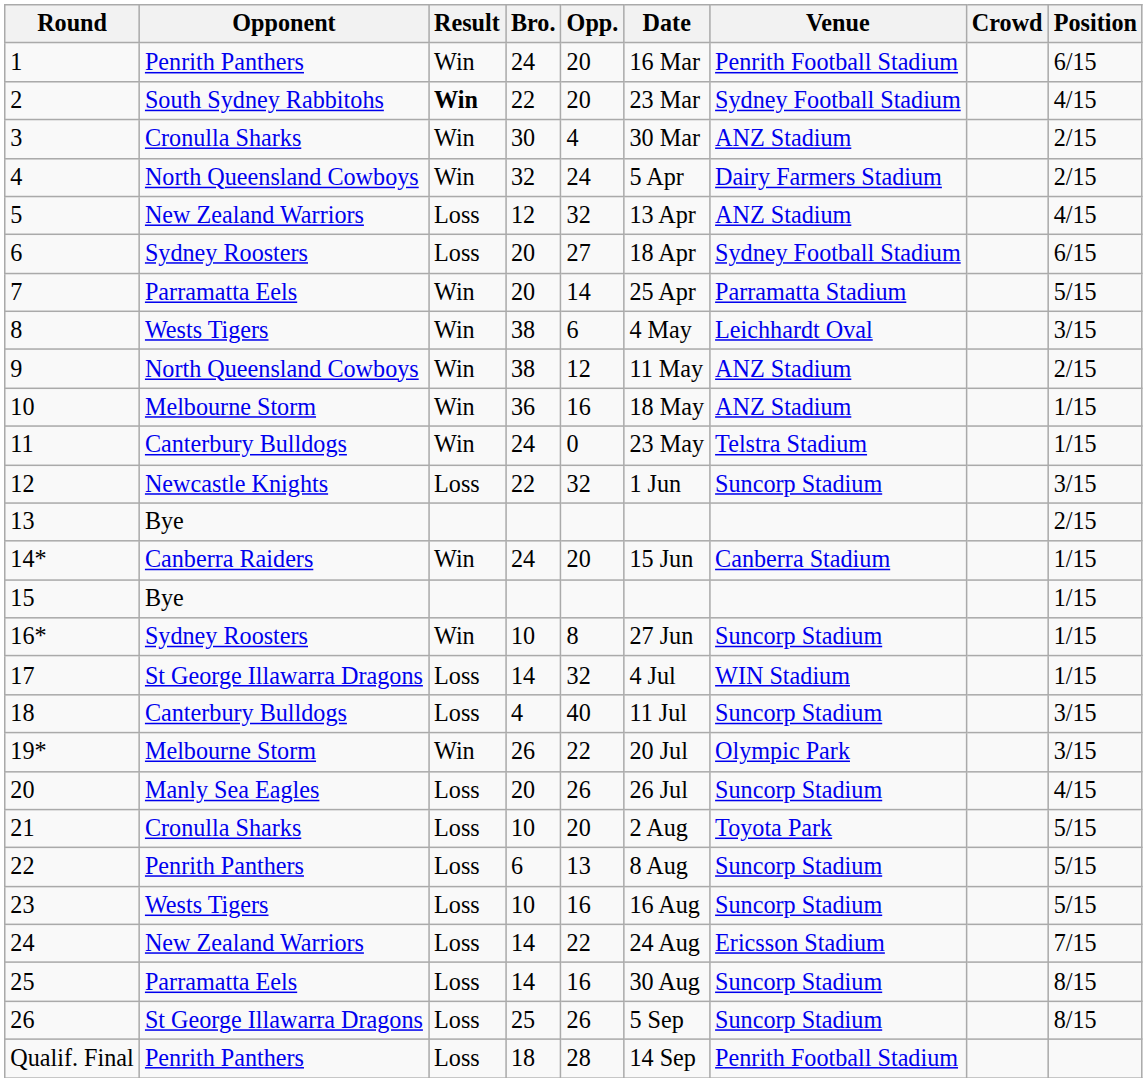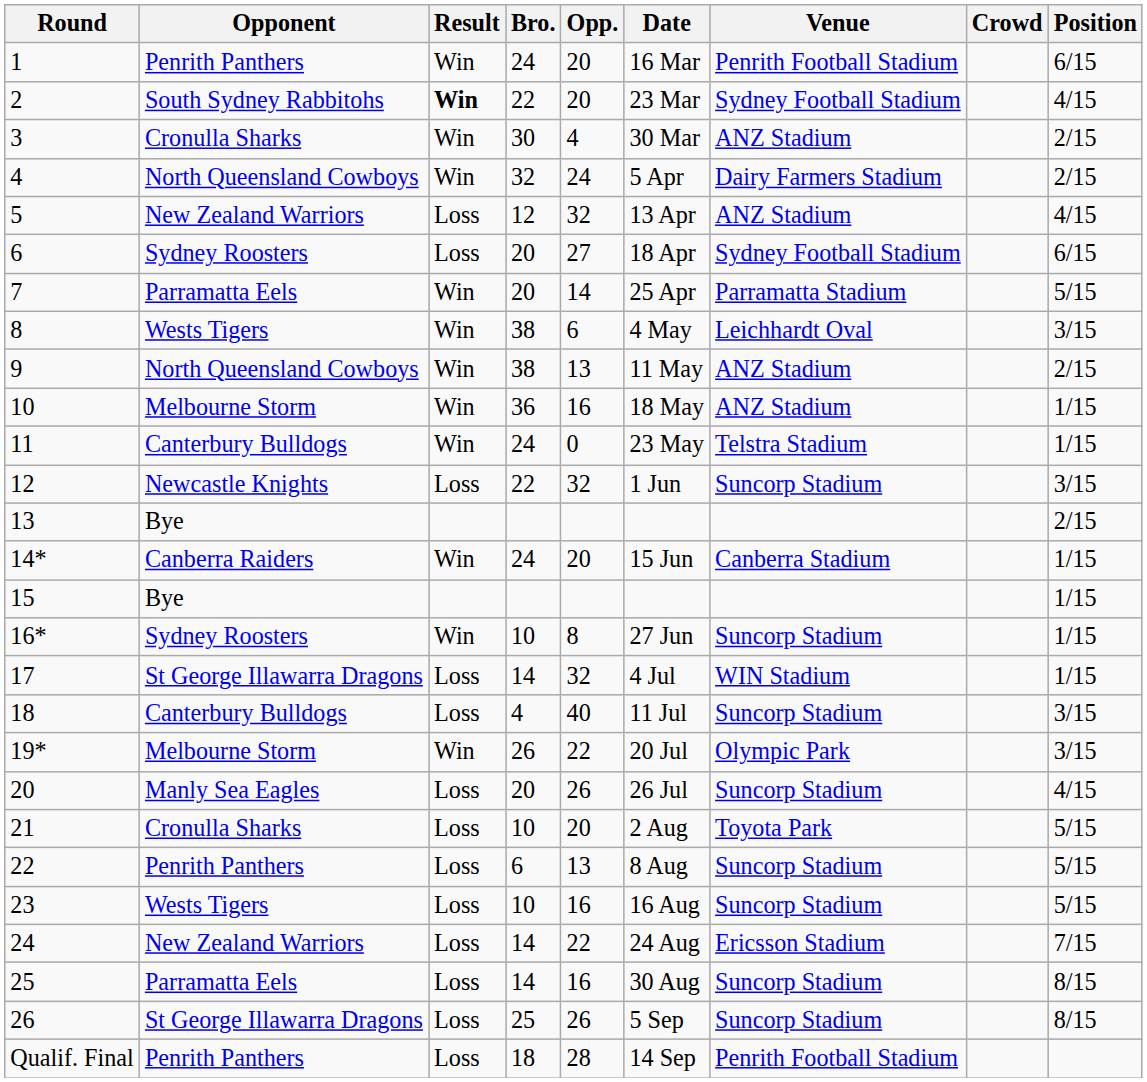(579, 368) 12 -> (579, 368) 13
